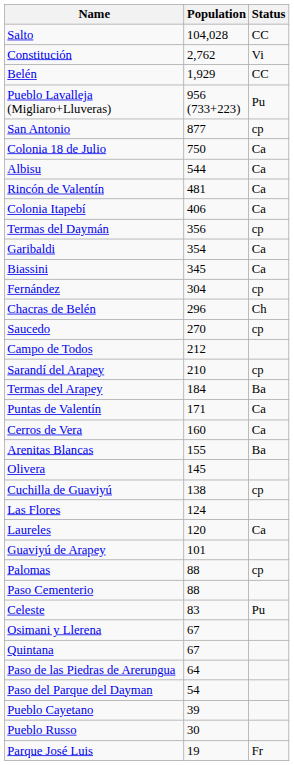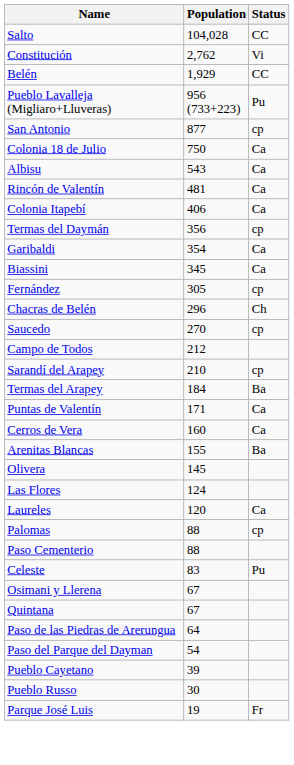(196, 169) 544 -> (196, 169) 543
(196, 289) 304 -> (196, 289) 305
- row: (60, 489)
- row: (56, 549)
